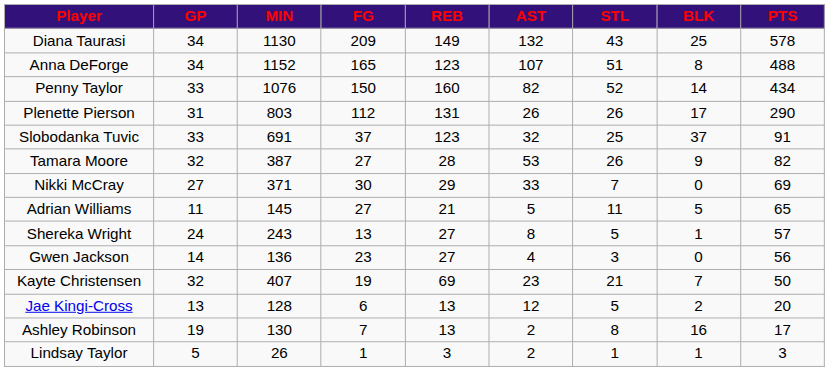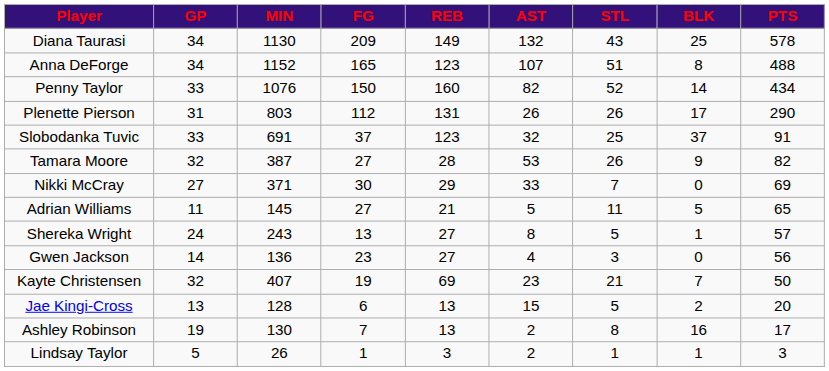(531, 305) 12 -> (531, 305) 15
